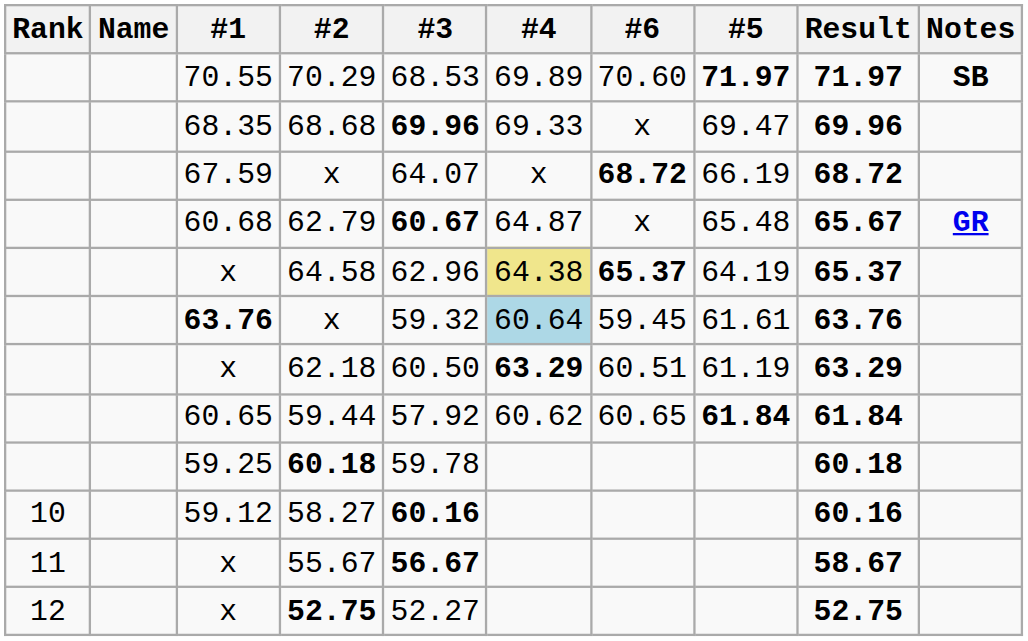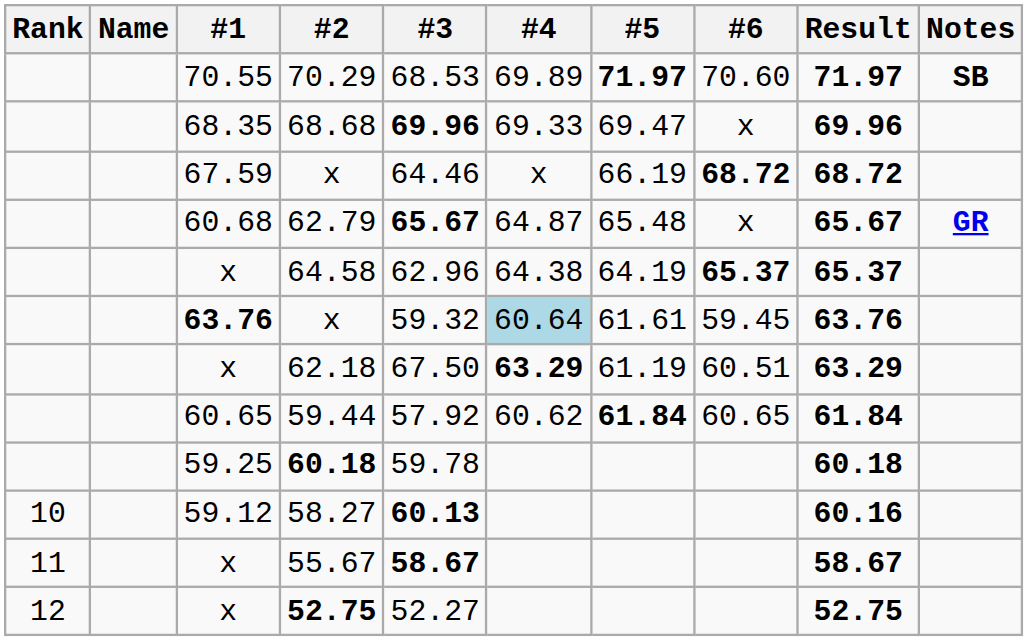columns swapped: (746, 29) <-> (642, 29)
(435, 175) 64.07 -> (435, 175) 64.46
(435, 223) 60.67 -> (435, 223) 65.67
(539, 272) khaki background -> (539, 272) no background
(435, 369) 60.50 -> (435, 369) 67.50
(435, 515) 60.16 -> (435, 515) 60.13
(435, 563) 56.67 -> (435, 563) 58.67
